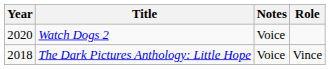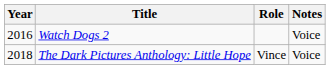columns swapped: (307, 14) <-> (272, 14)
(20, 34) 2020 -> (20, 34) 2016
